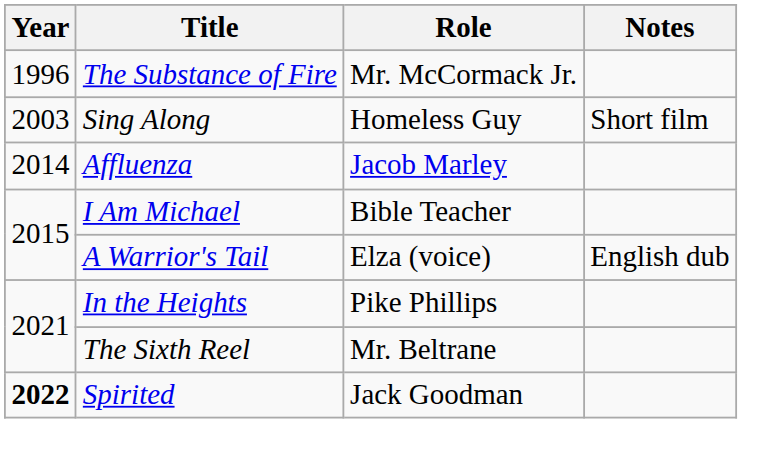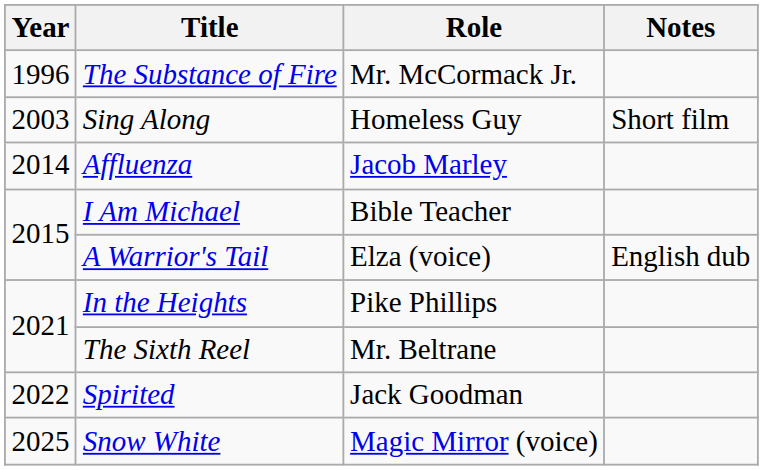(41, 394) bold -> (41, 394) normal
+ row: (152, 440)
